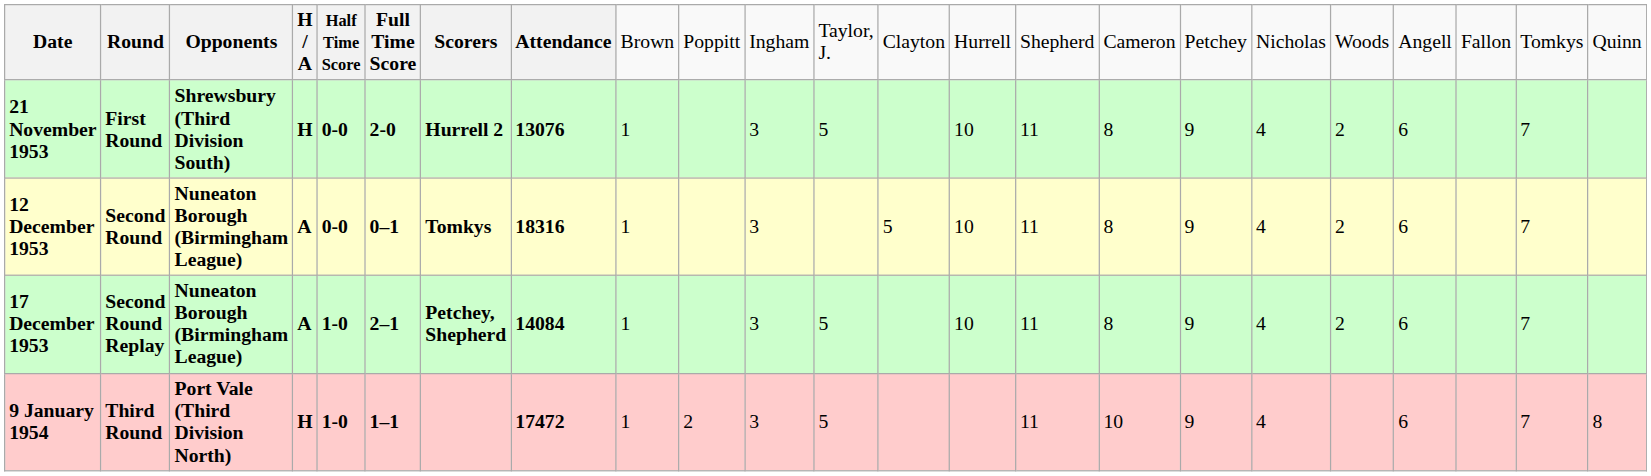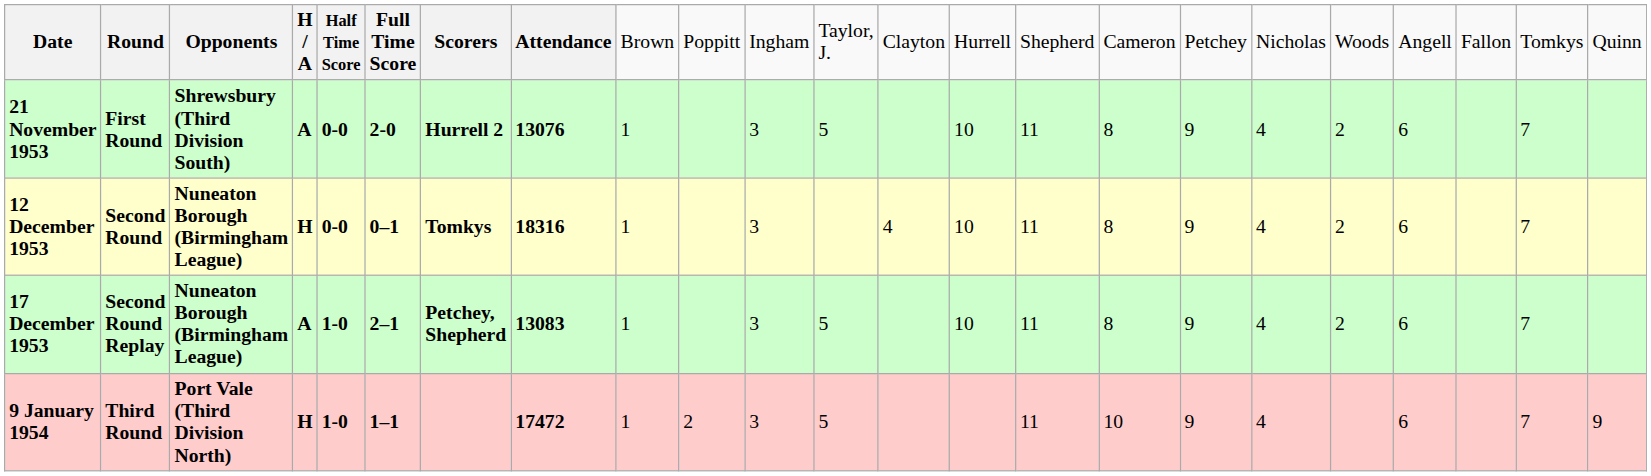(305, 128) H -> (304, 128) A
(304, 226) A -> (305, 226) H
(888, 226) 5 -> (888, 226) 4
(540, 324) 14084 -> (540, 324) 13083
(1597, 421) 8 -> (1597, 421) 9
